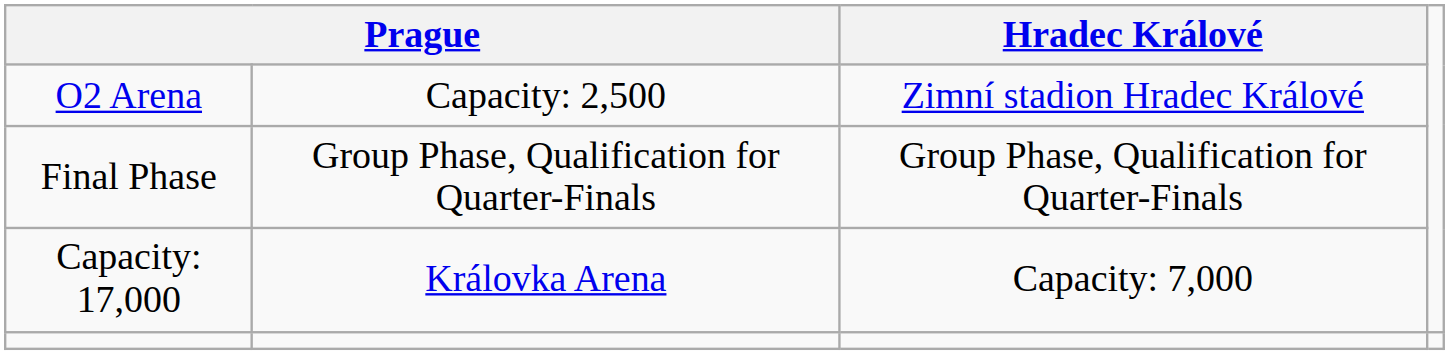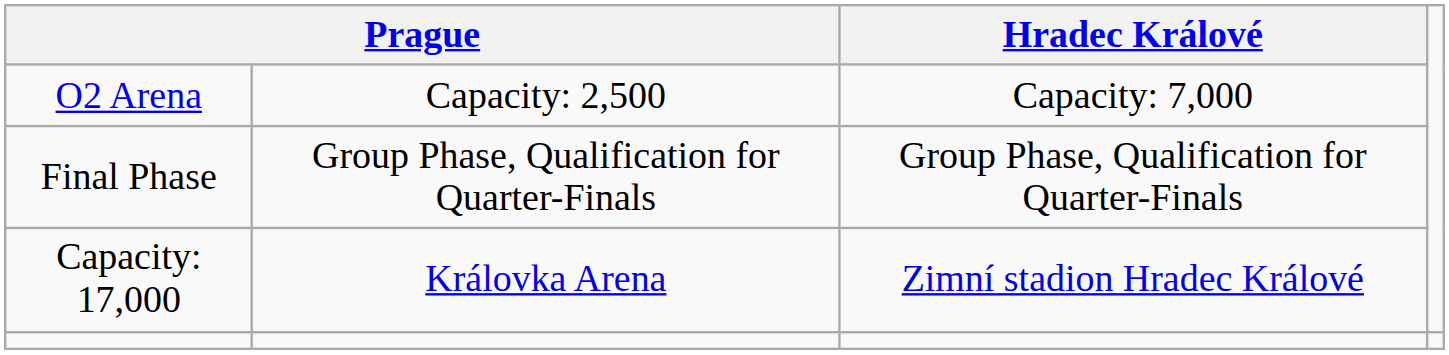(1133, 94) Zimní stadion Hradec Králové -> (1133, 94) Capacity: 7,000
(1133, 278) Capacity: 7,000 -> (1133, 278) Zimní stadion Hradec Králové
